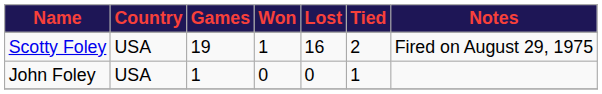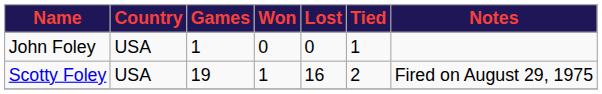rows swapped: (58, 46) <-> (52, 74)
